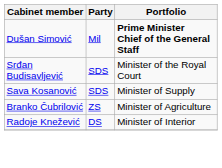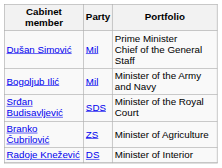(164, 38) bold -> (158, 49) normal
+ row: (33, 81)
- row: (42, 91)
